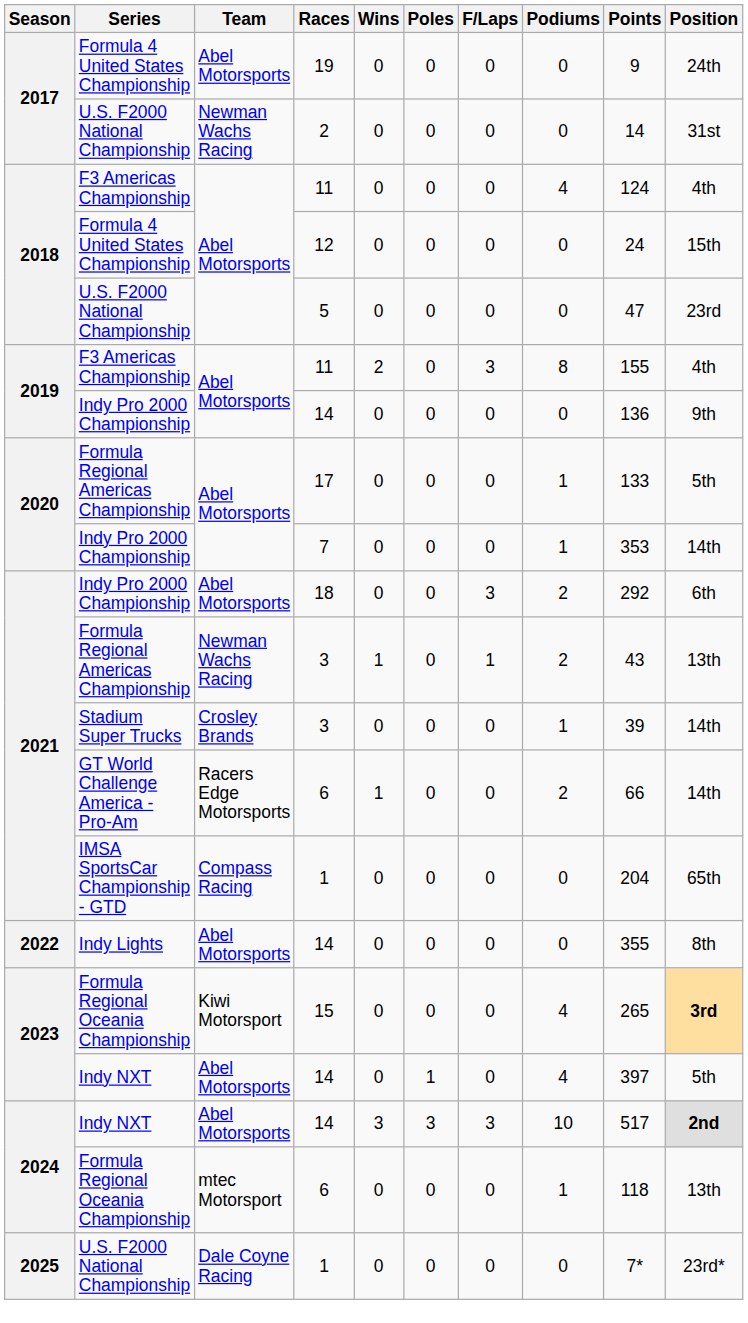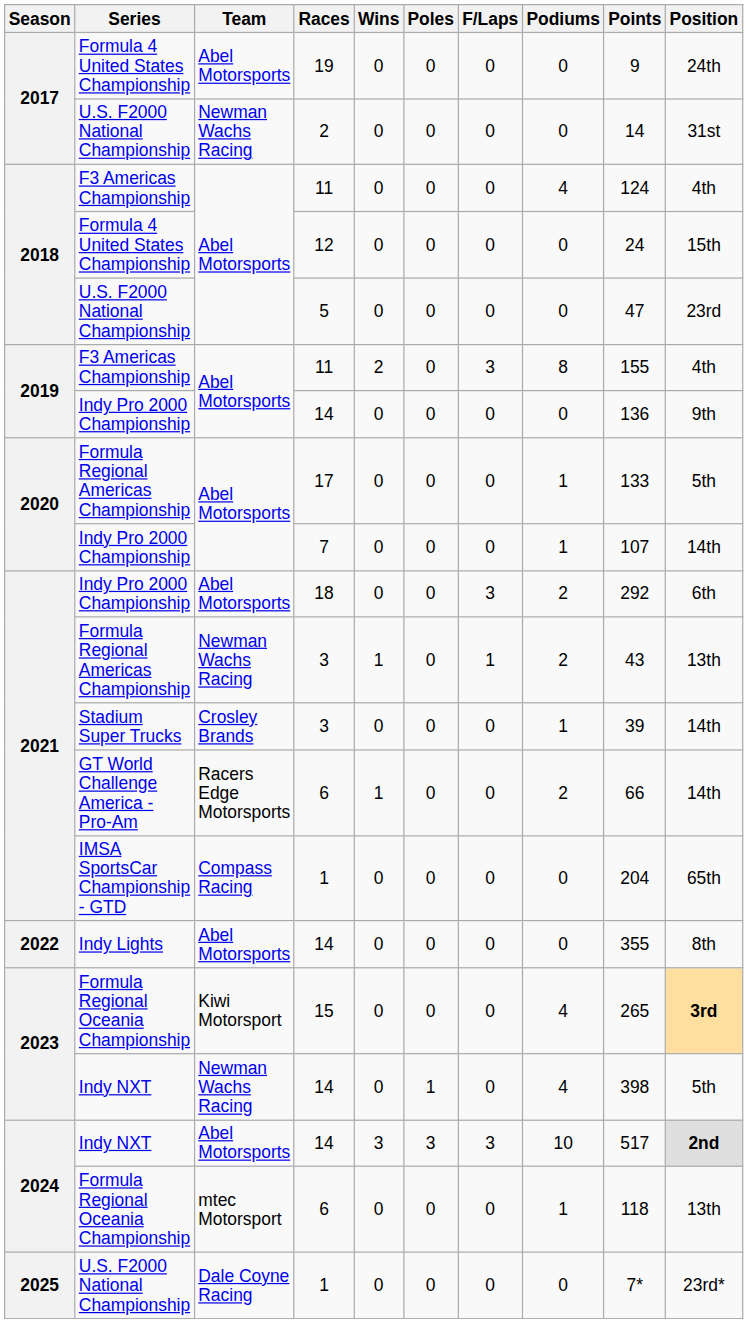(635, 547) 353 -> (635, 547) 107
(244, 1077) Abel Motorsports -> (233, 1087) Newman Wachs Racing
(635, 1077) 397 -> (635, 1087) 398
